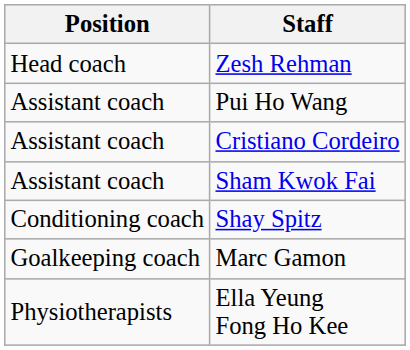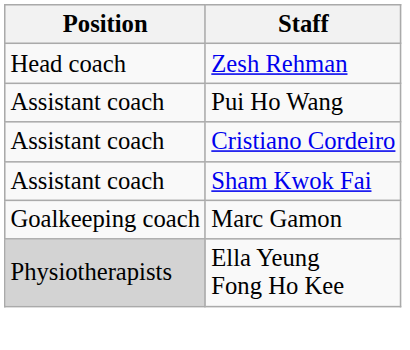- row: (269, 219)
(91, 311) no background -> (91, 272) lightgrey background
